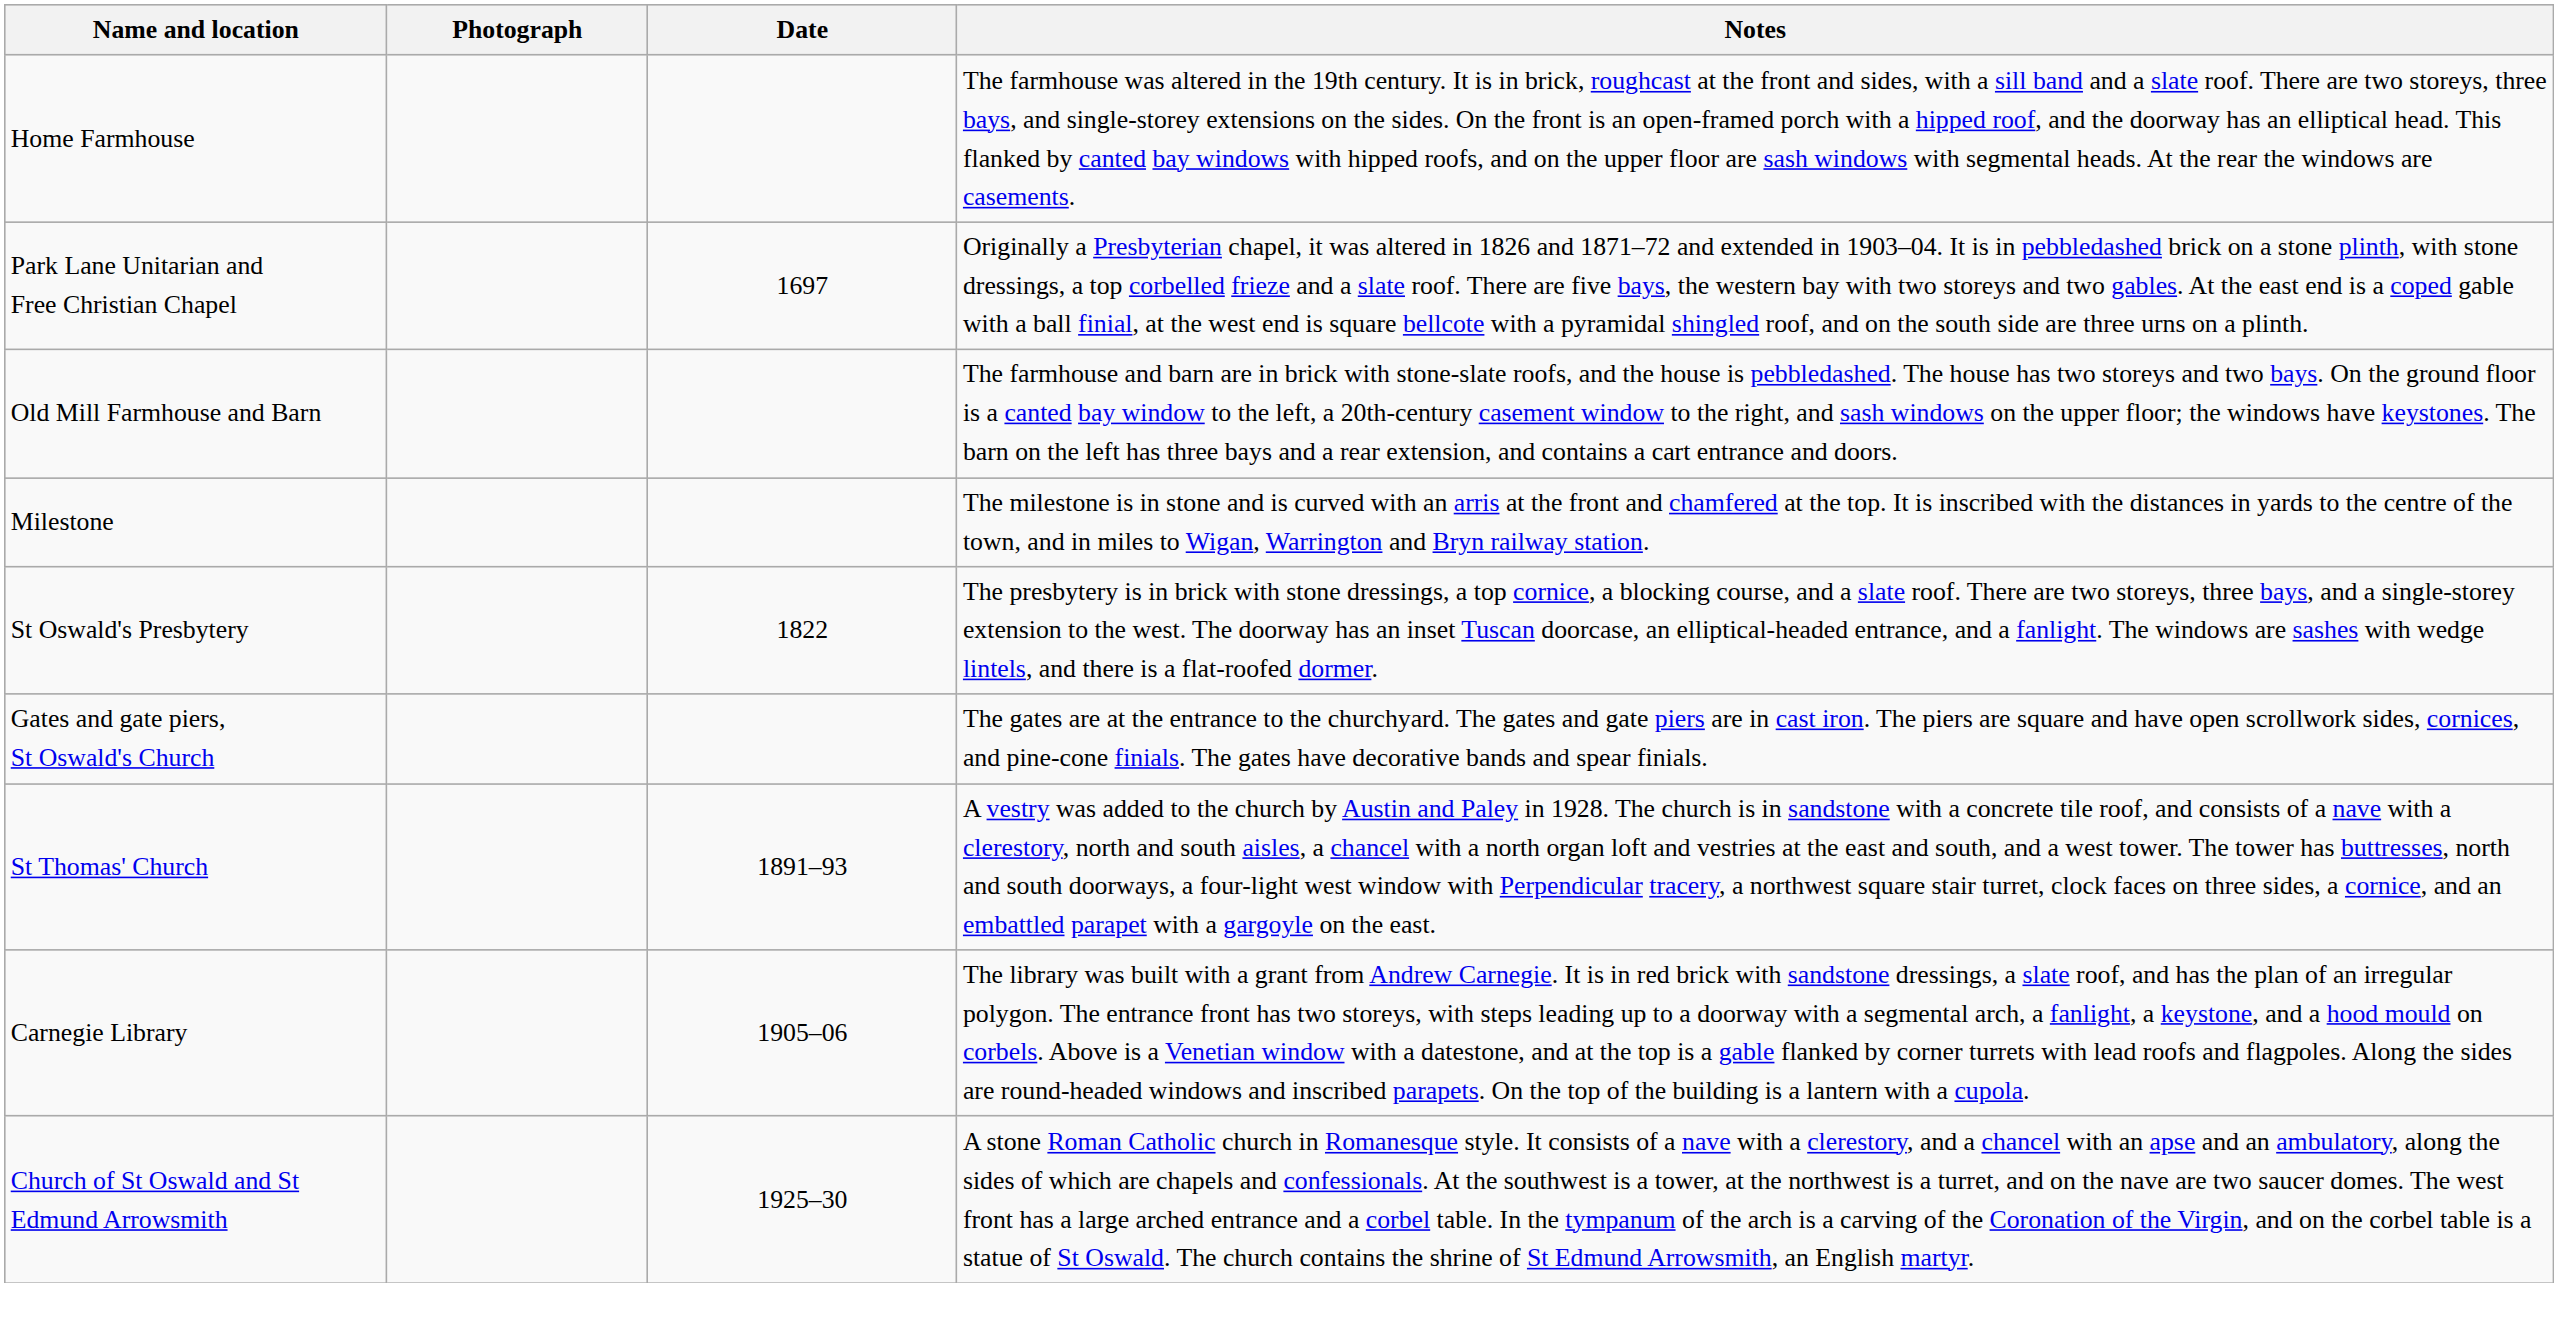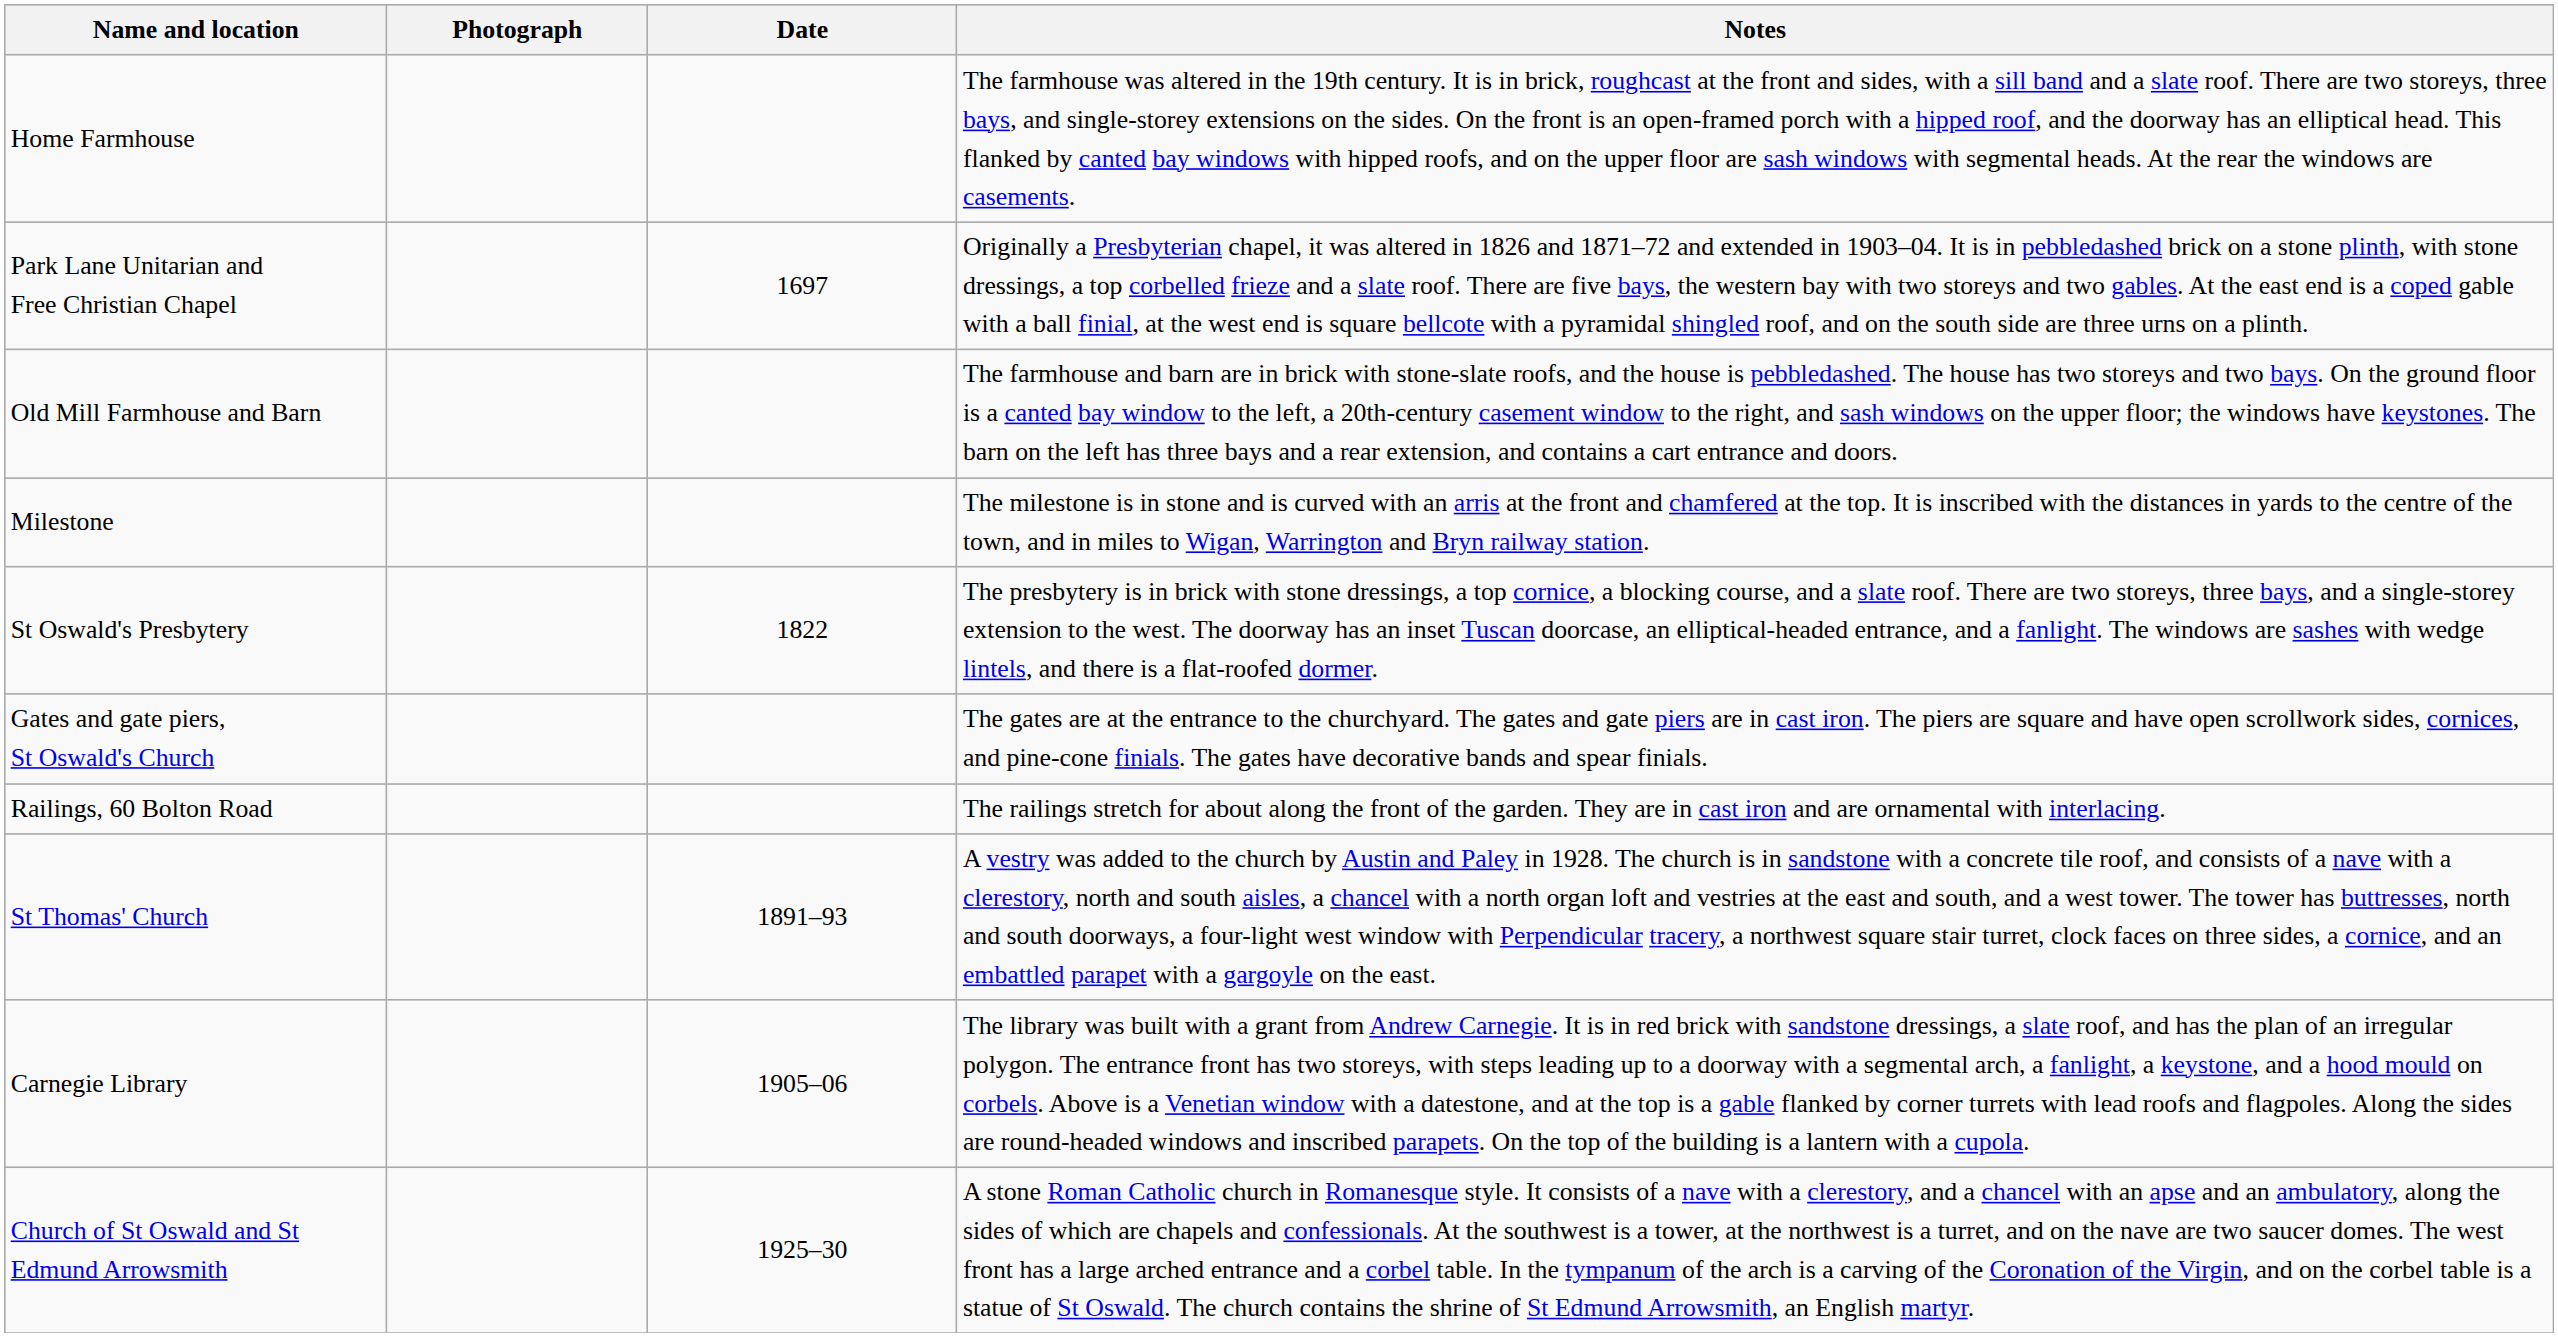+ row: (142, 808)
